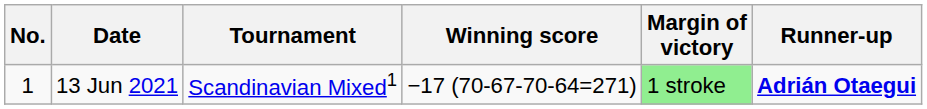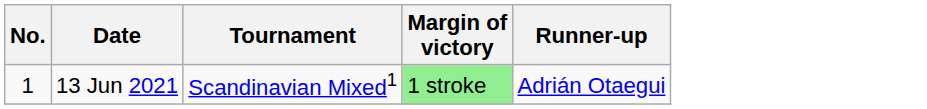- column: (522, 35)
(837, 85) bold -> (591, 85) normal
